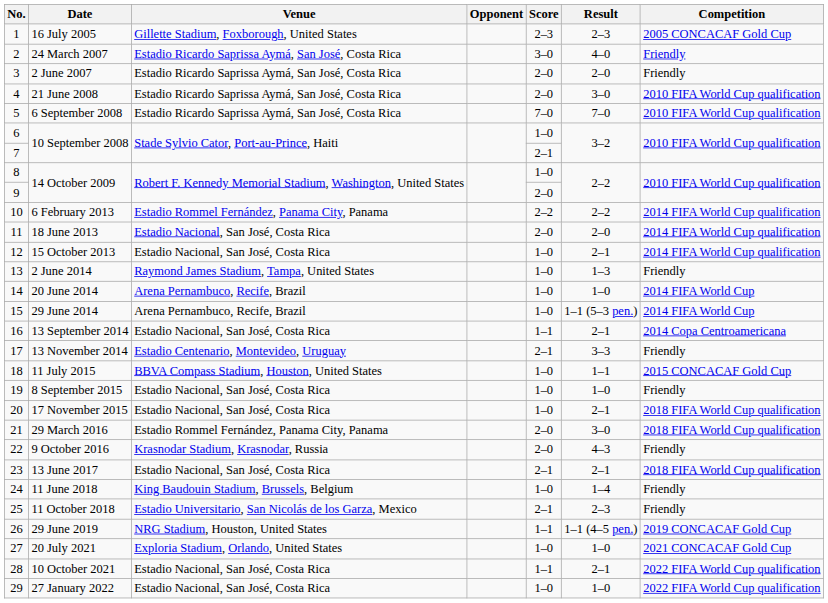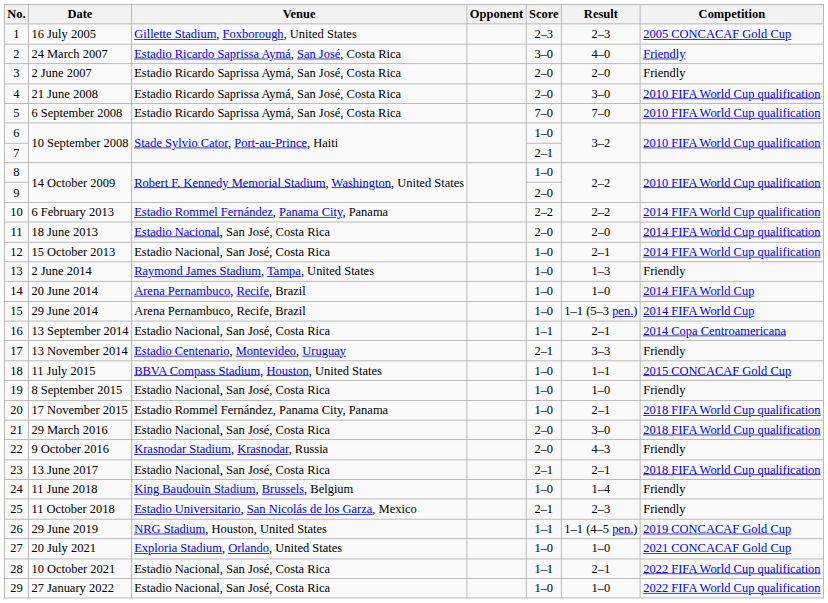(232, 410) Estadio Nacional, San José, Costa Rica -> (261, 410) Estadio Rommel Fernández, Panama City, Panama
(261, 430) Estadio Rommel Fernández, Panama City, Panama -> (232, 430) Estadio Nacional, San José, Costa Rica
